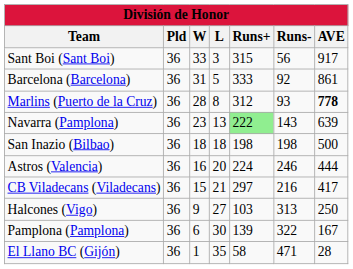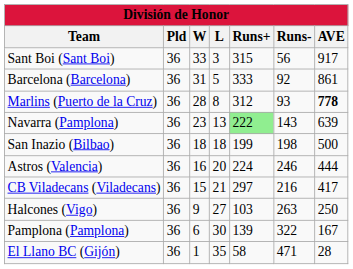(243, 144) 198 -> (243, 144) 199
(287, 209) 313 -> (287, 209) 263
